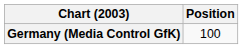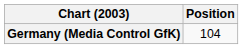(210, 33) 100 -> (210, 33) 104
